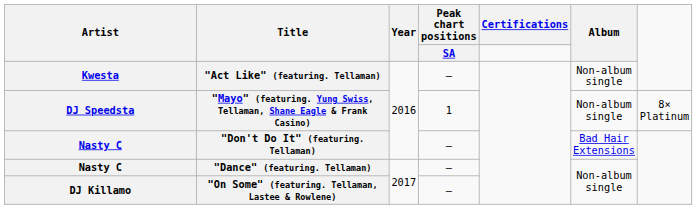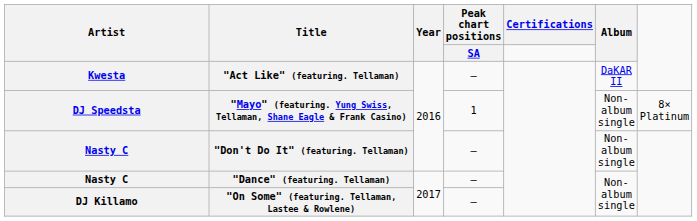(604, 76) Non-album single -> (616, 76) DaKAR II
(604, 145) Bad Hair Extensions -> (616, 151) Non-album single
